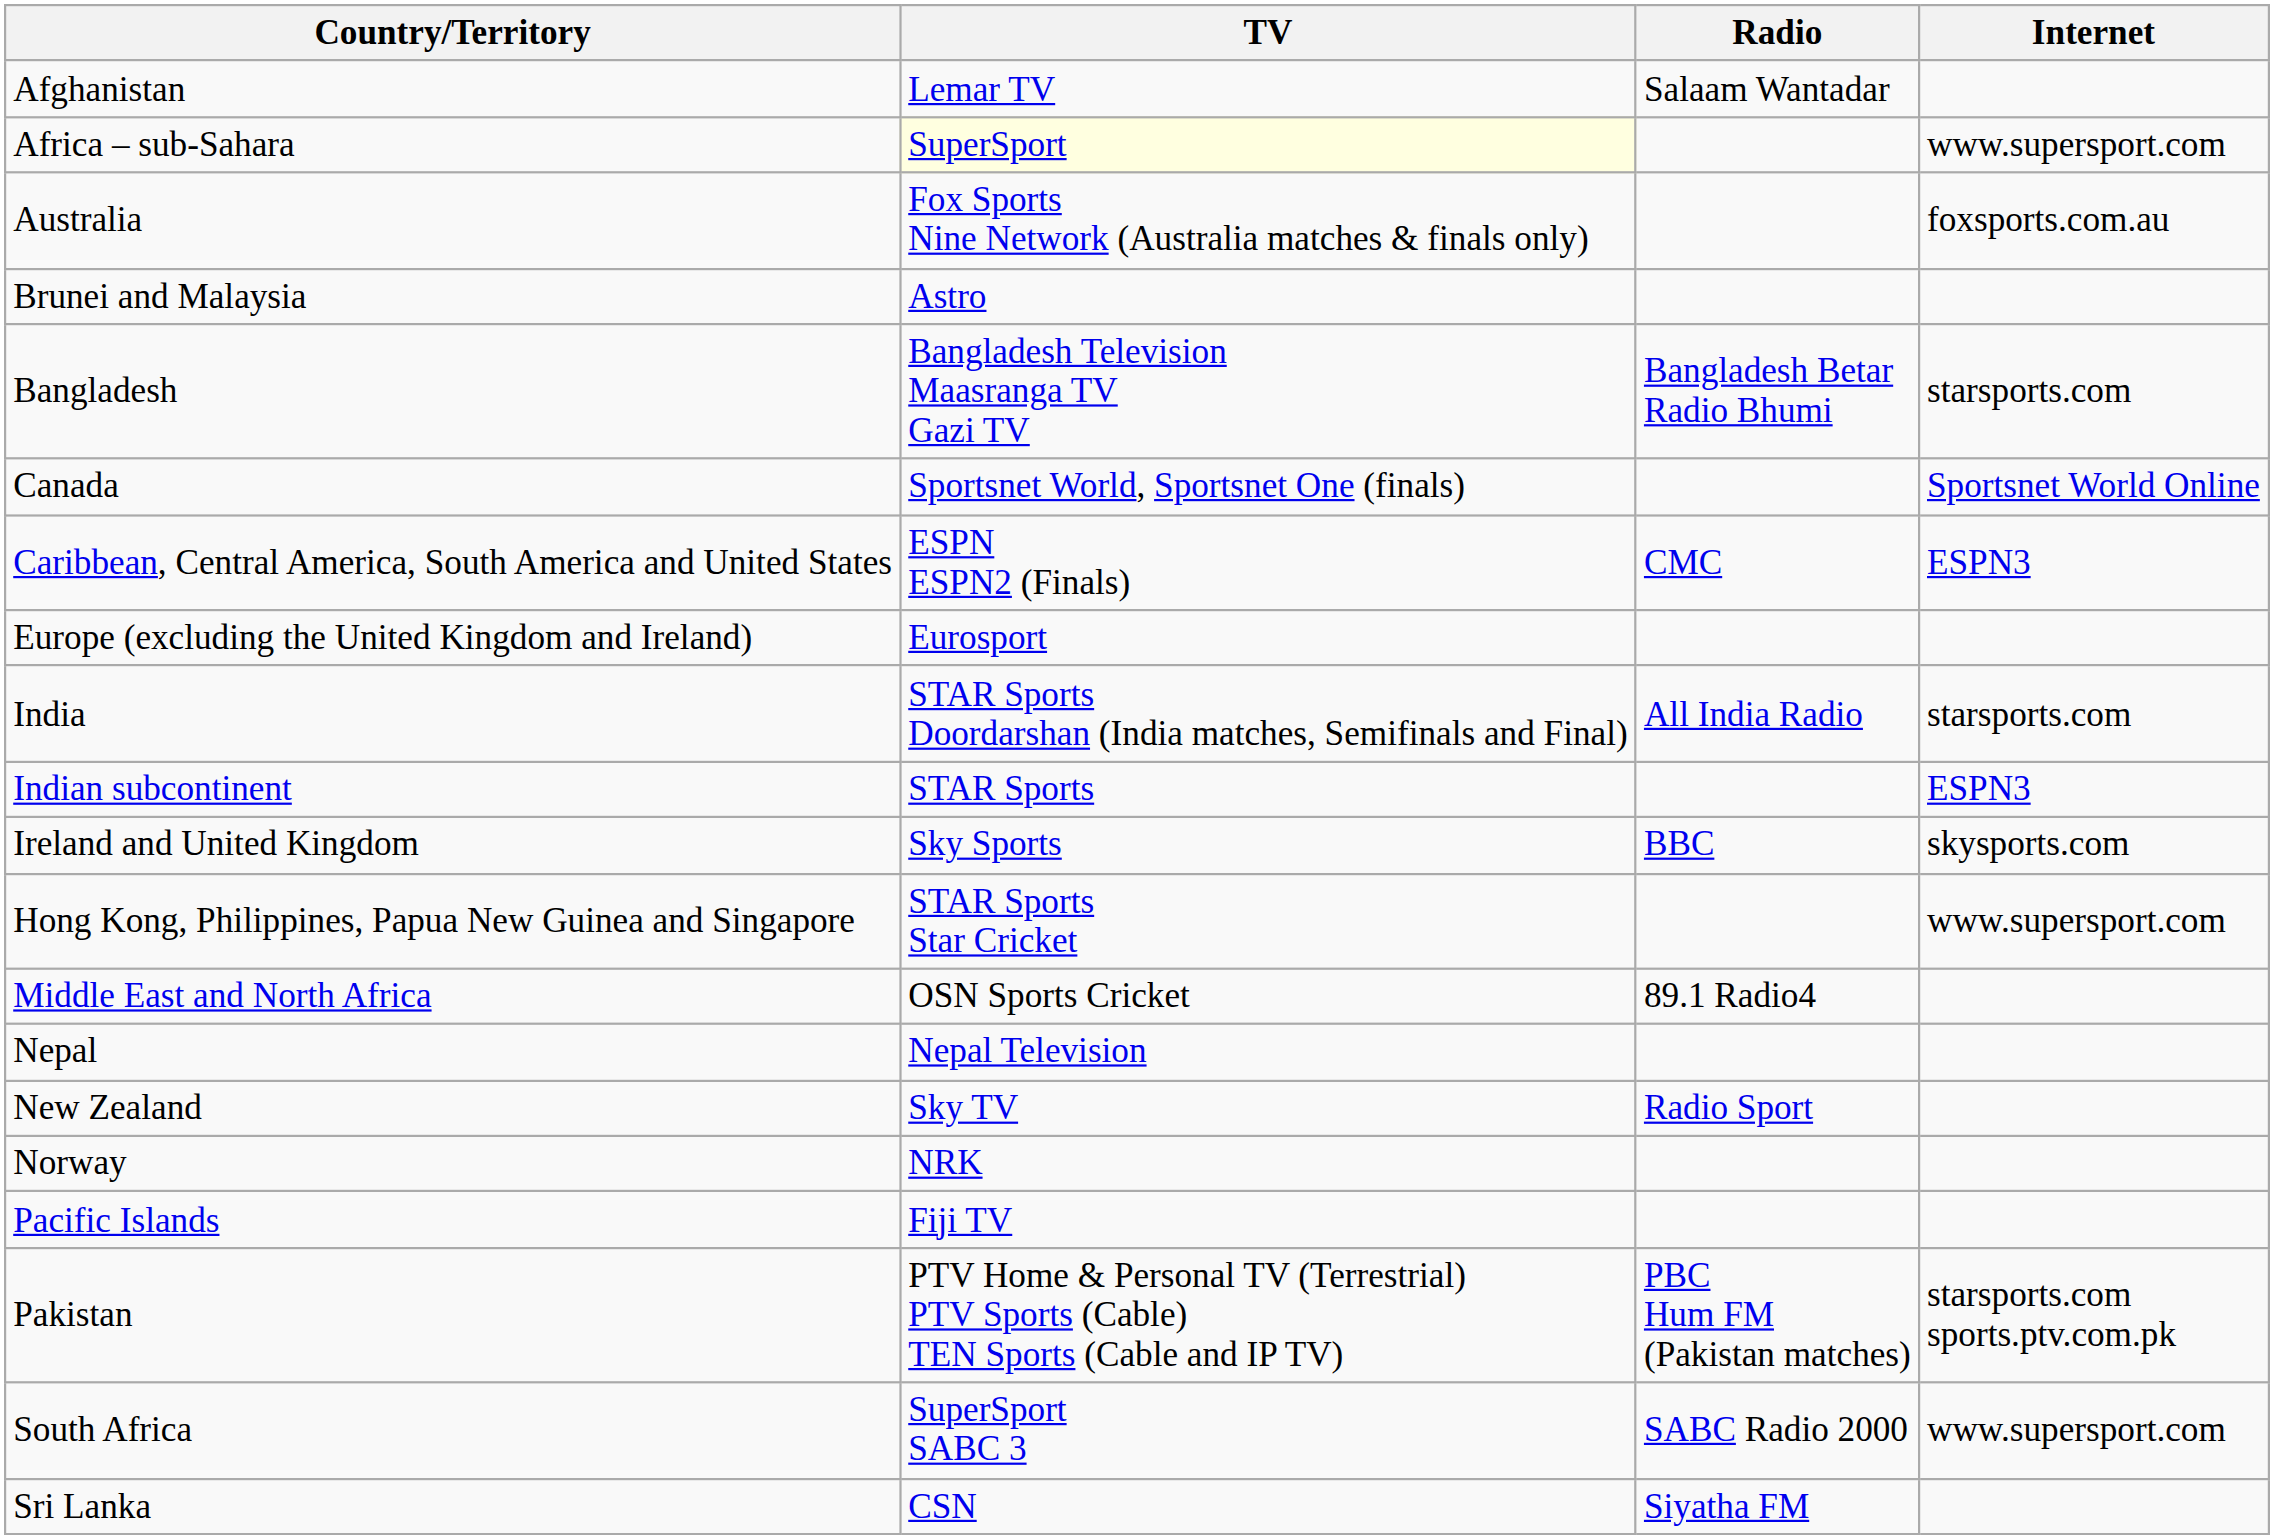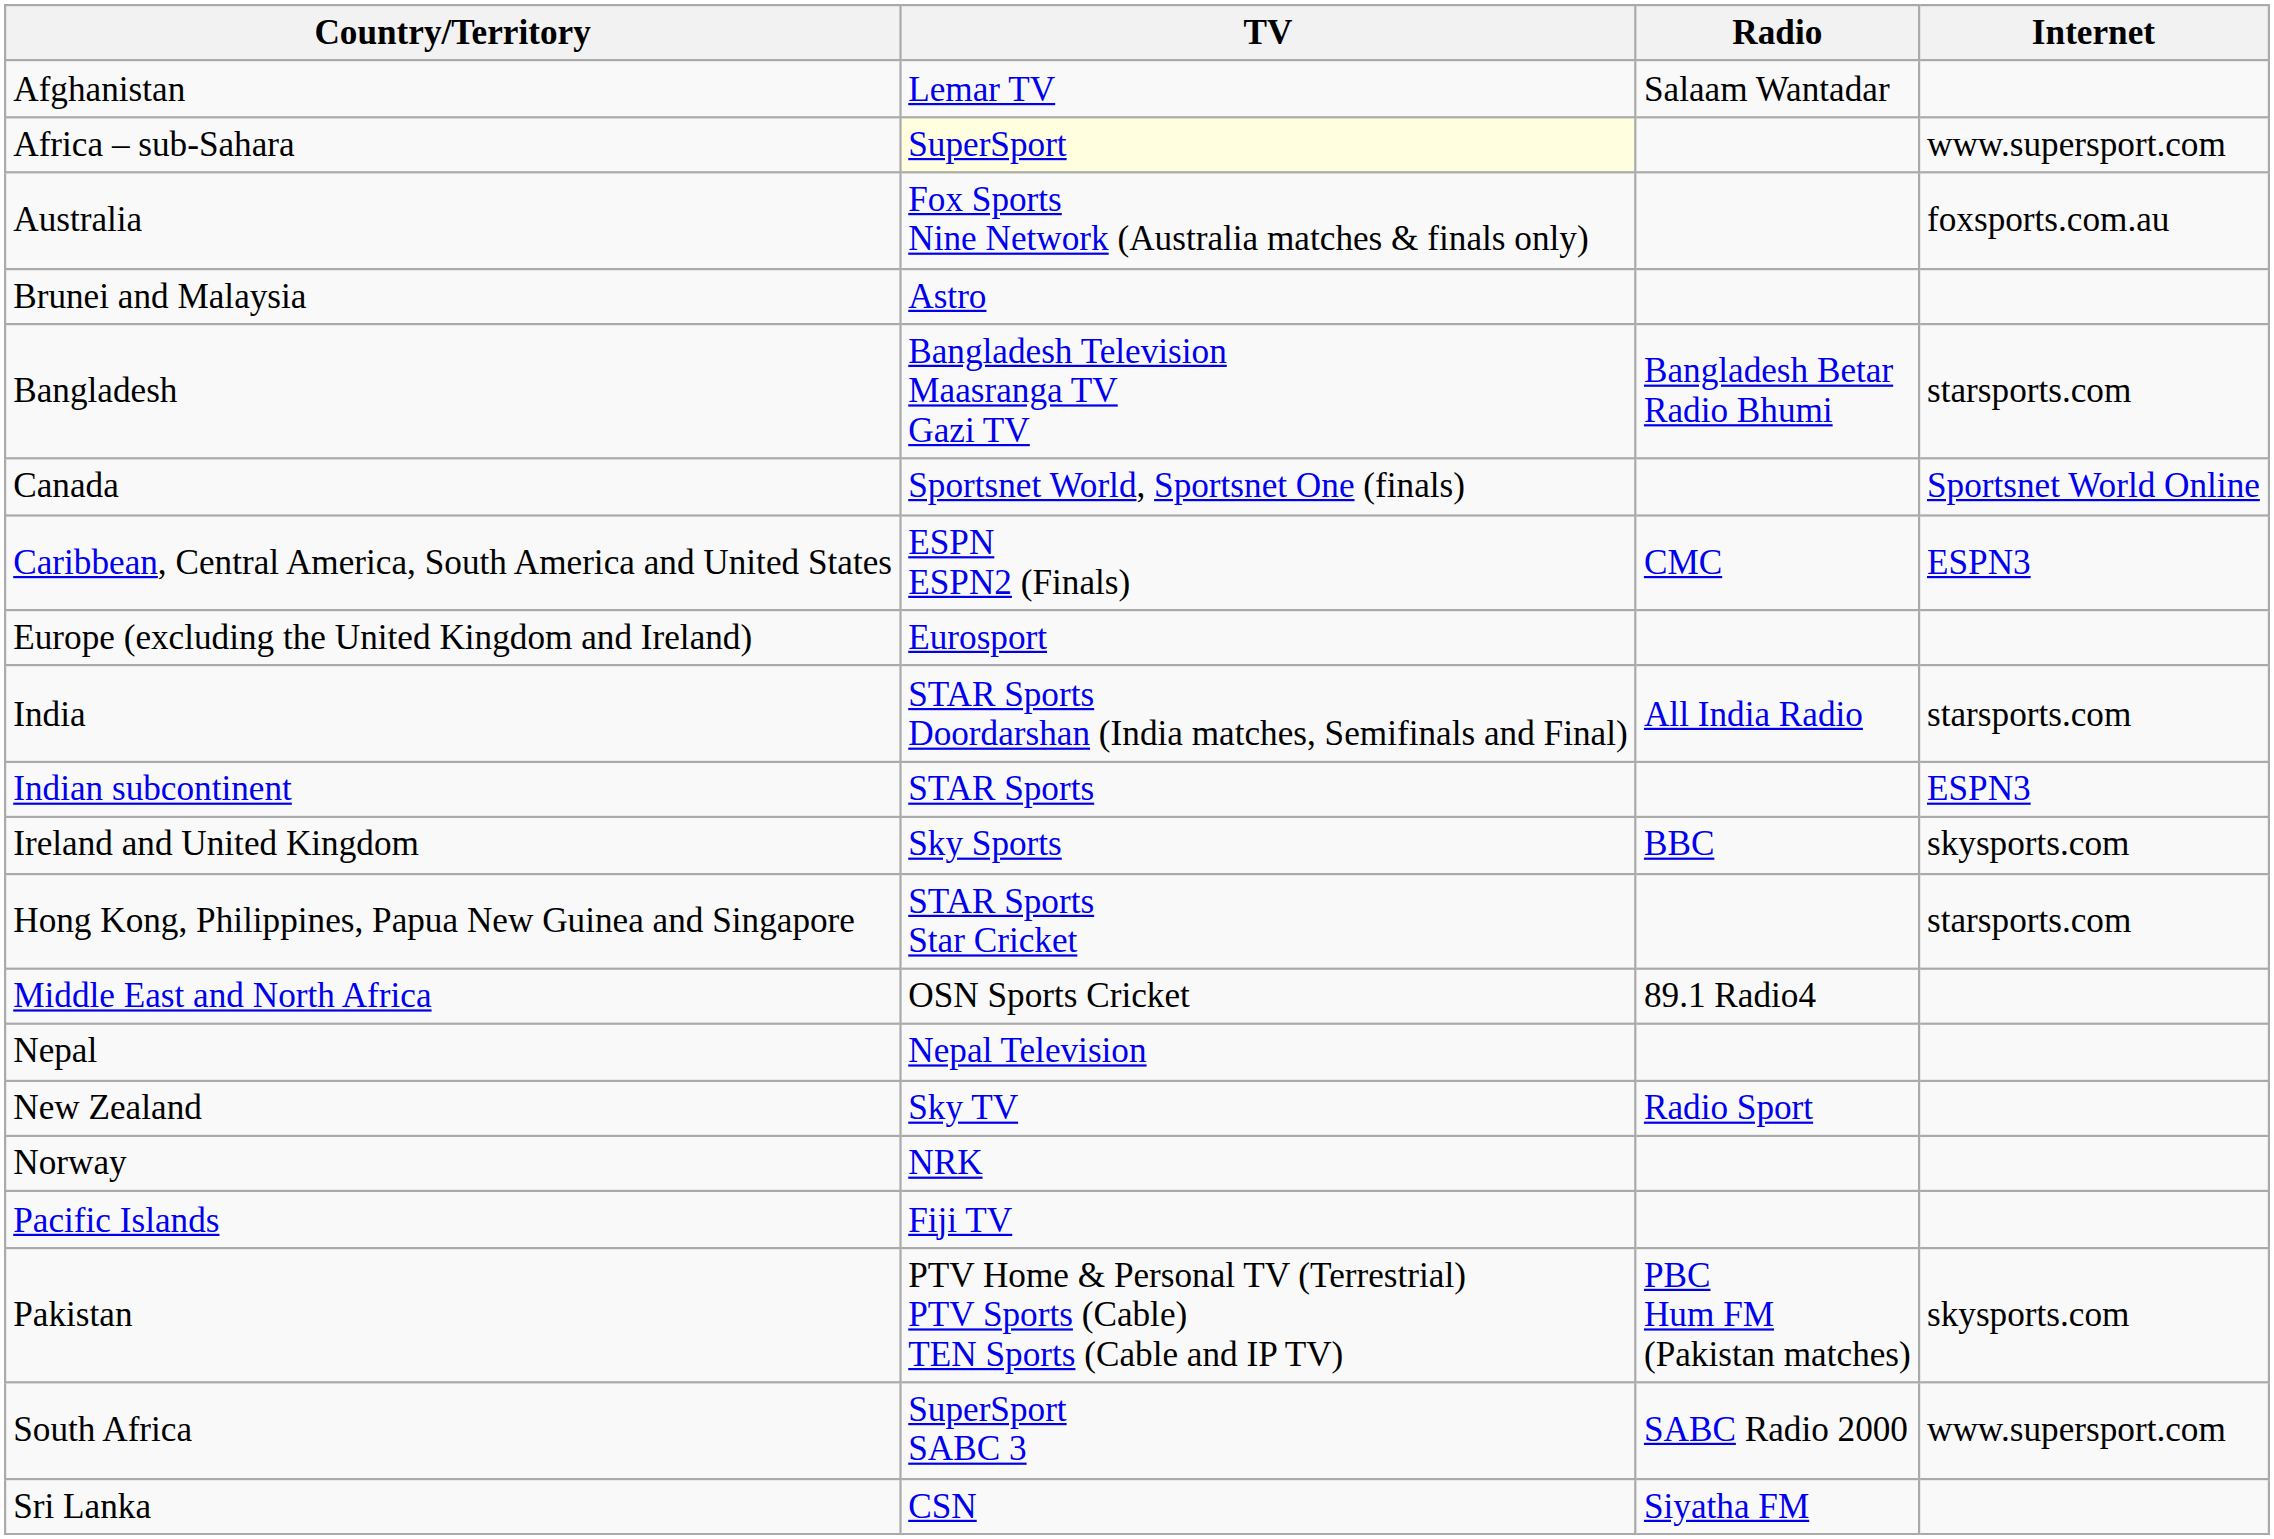(2076, 920) www.supersport.com -> (2029, 920) starsports.com
(2052, 1314) starsports.com sports.ptv.com.pk -> (2028, 1314) skysports.com
